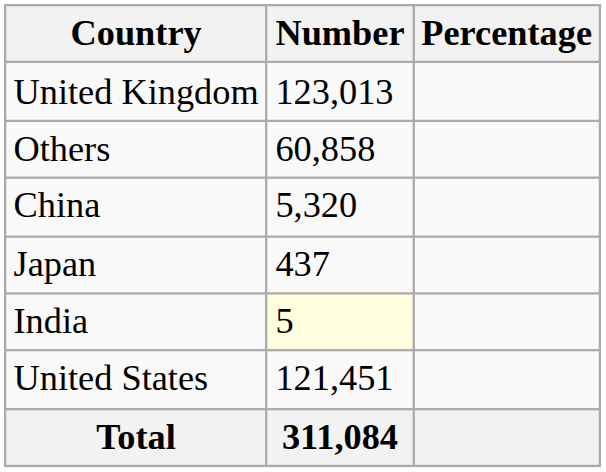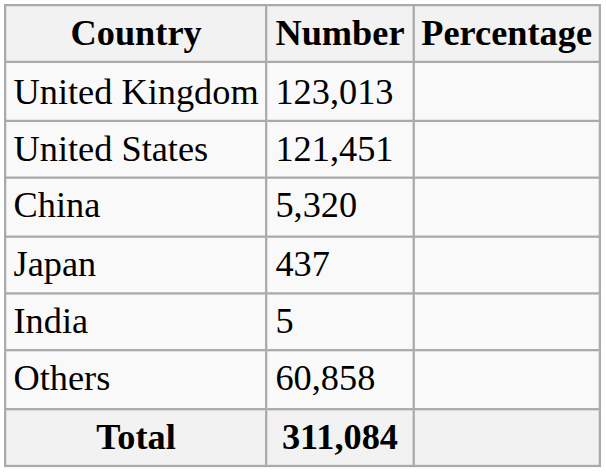rows swapped: (111, 378) <-> (62, 148)
(284, 321) lightyellow background -> (284, 321) no background
